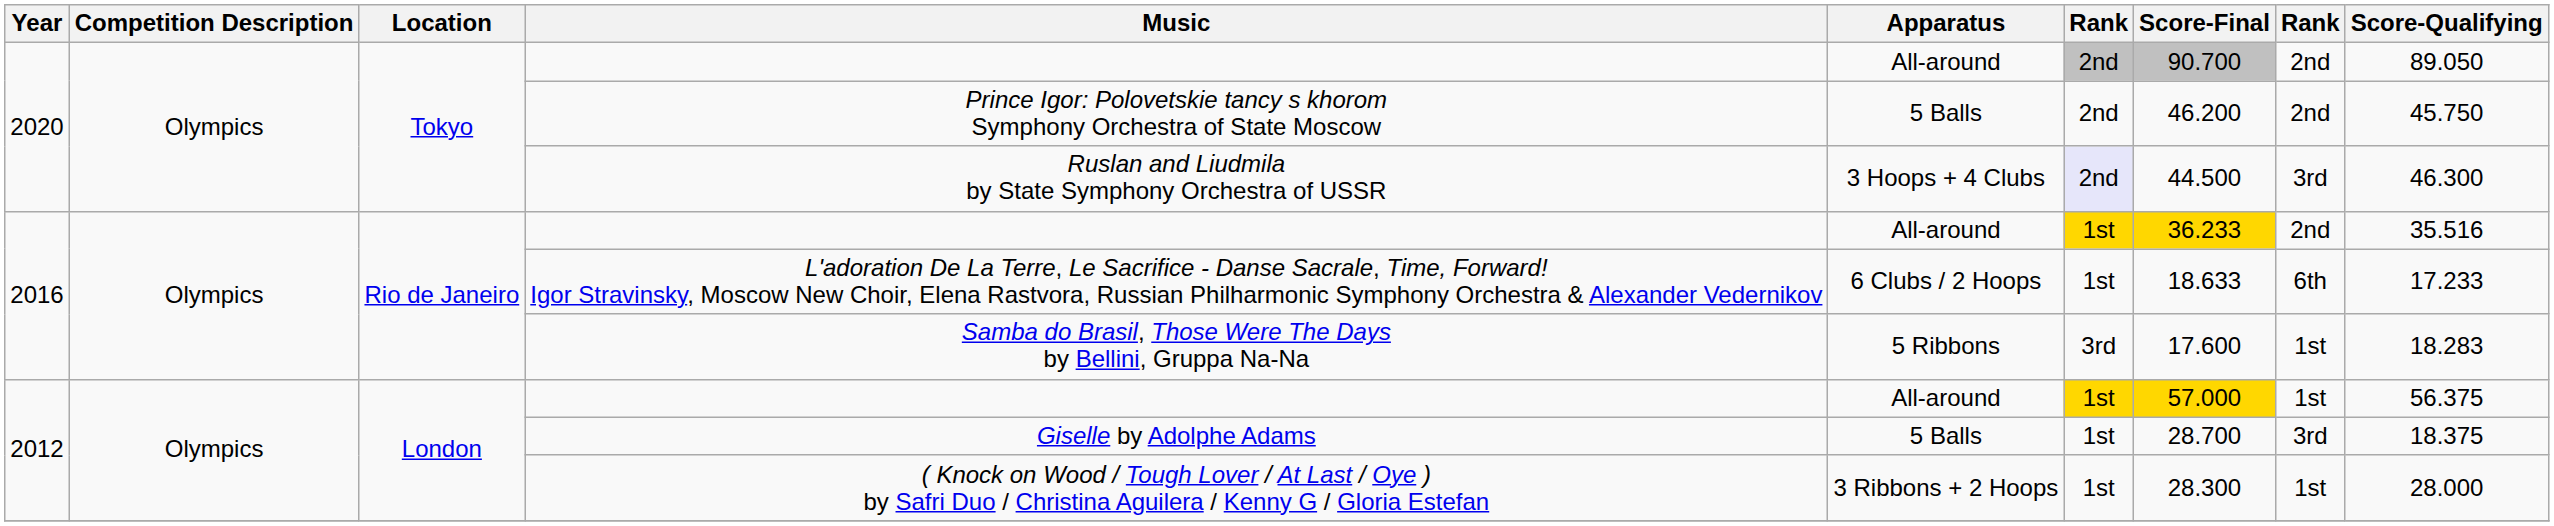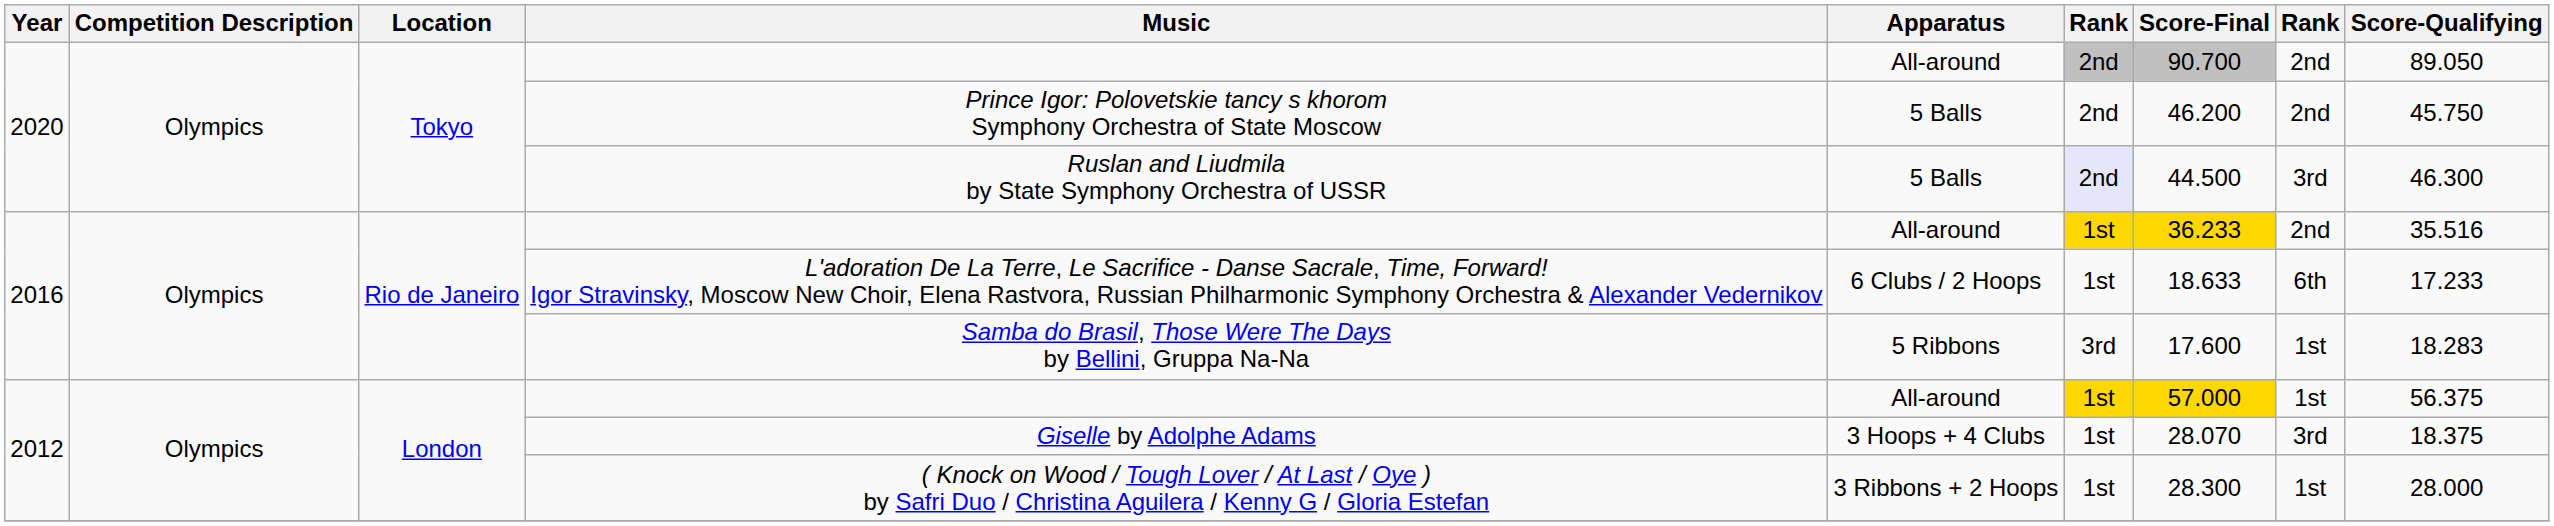(1946, 178) 3 Hoops + 4 Clubs -> (1946, 178) 5 Balls
(1946, 436) 5 Balls -> (1946, 436) 3 Hoops + 4 Clubs
(2204, 436) 28.700 -> (2204, 436) 28.070
